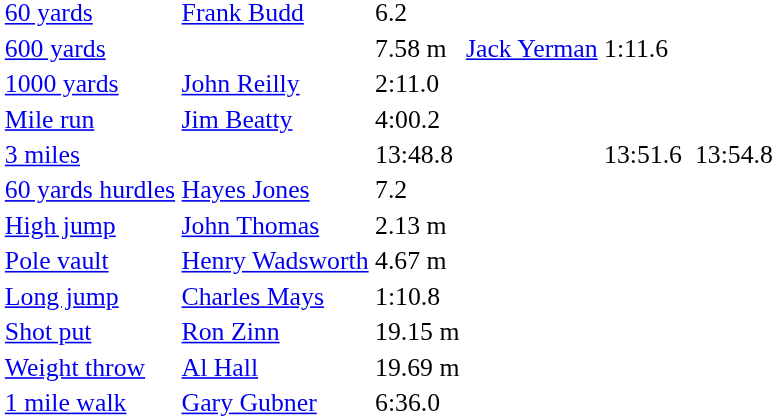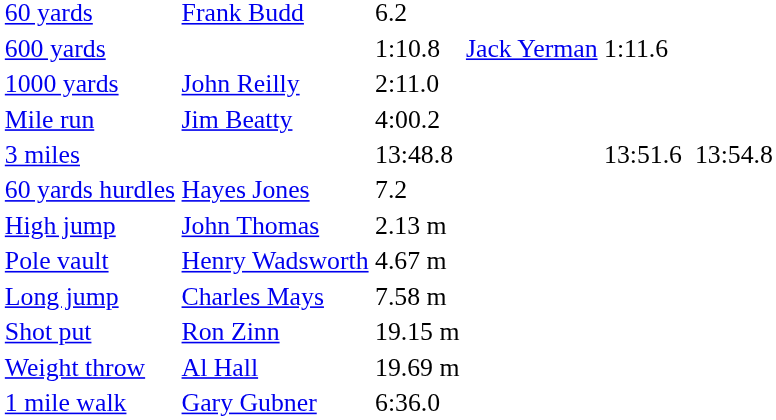(411, 48) 7.58 m -> (408, 48) 1:10.8
(408, 296) 1:10.8 -> (411, 296) 7.58 m
